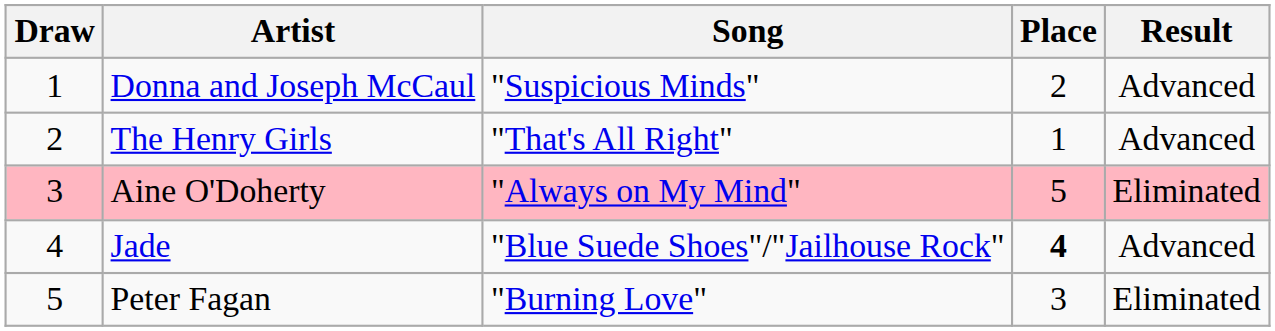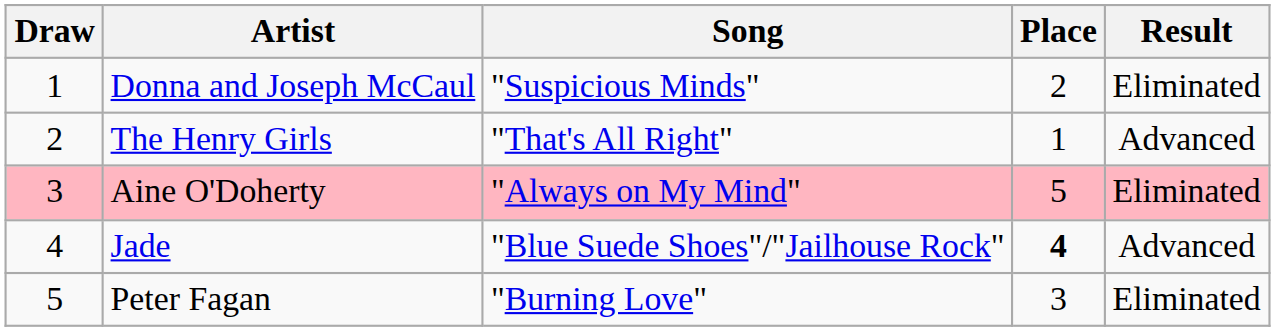(1187, 84) Advanced -> (1187, 84) Eliminated
